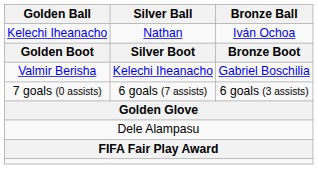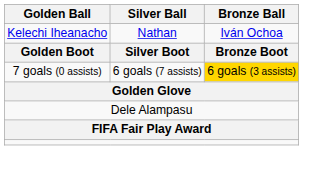- row: (57, 71)
(264, 91) no background -> (252, 71) gold background
